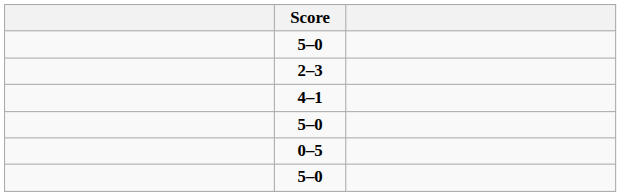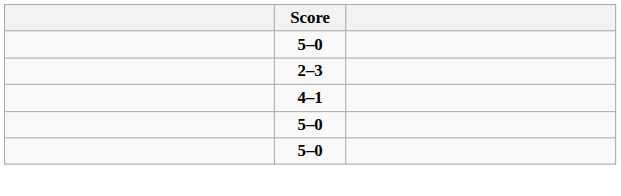- row: (140, 151)
